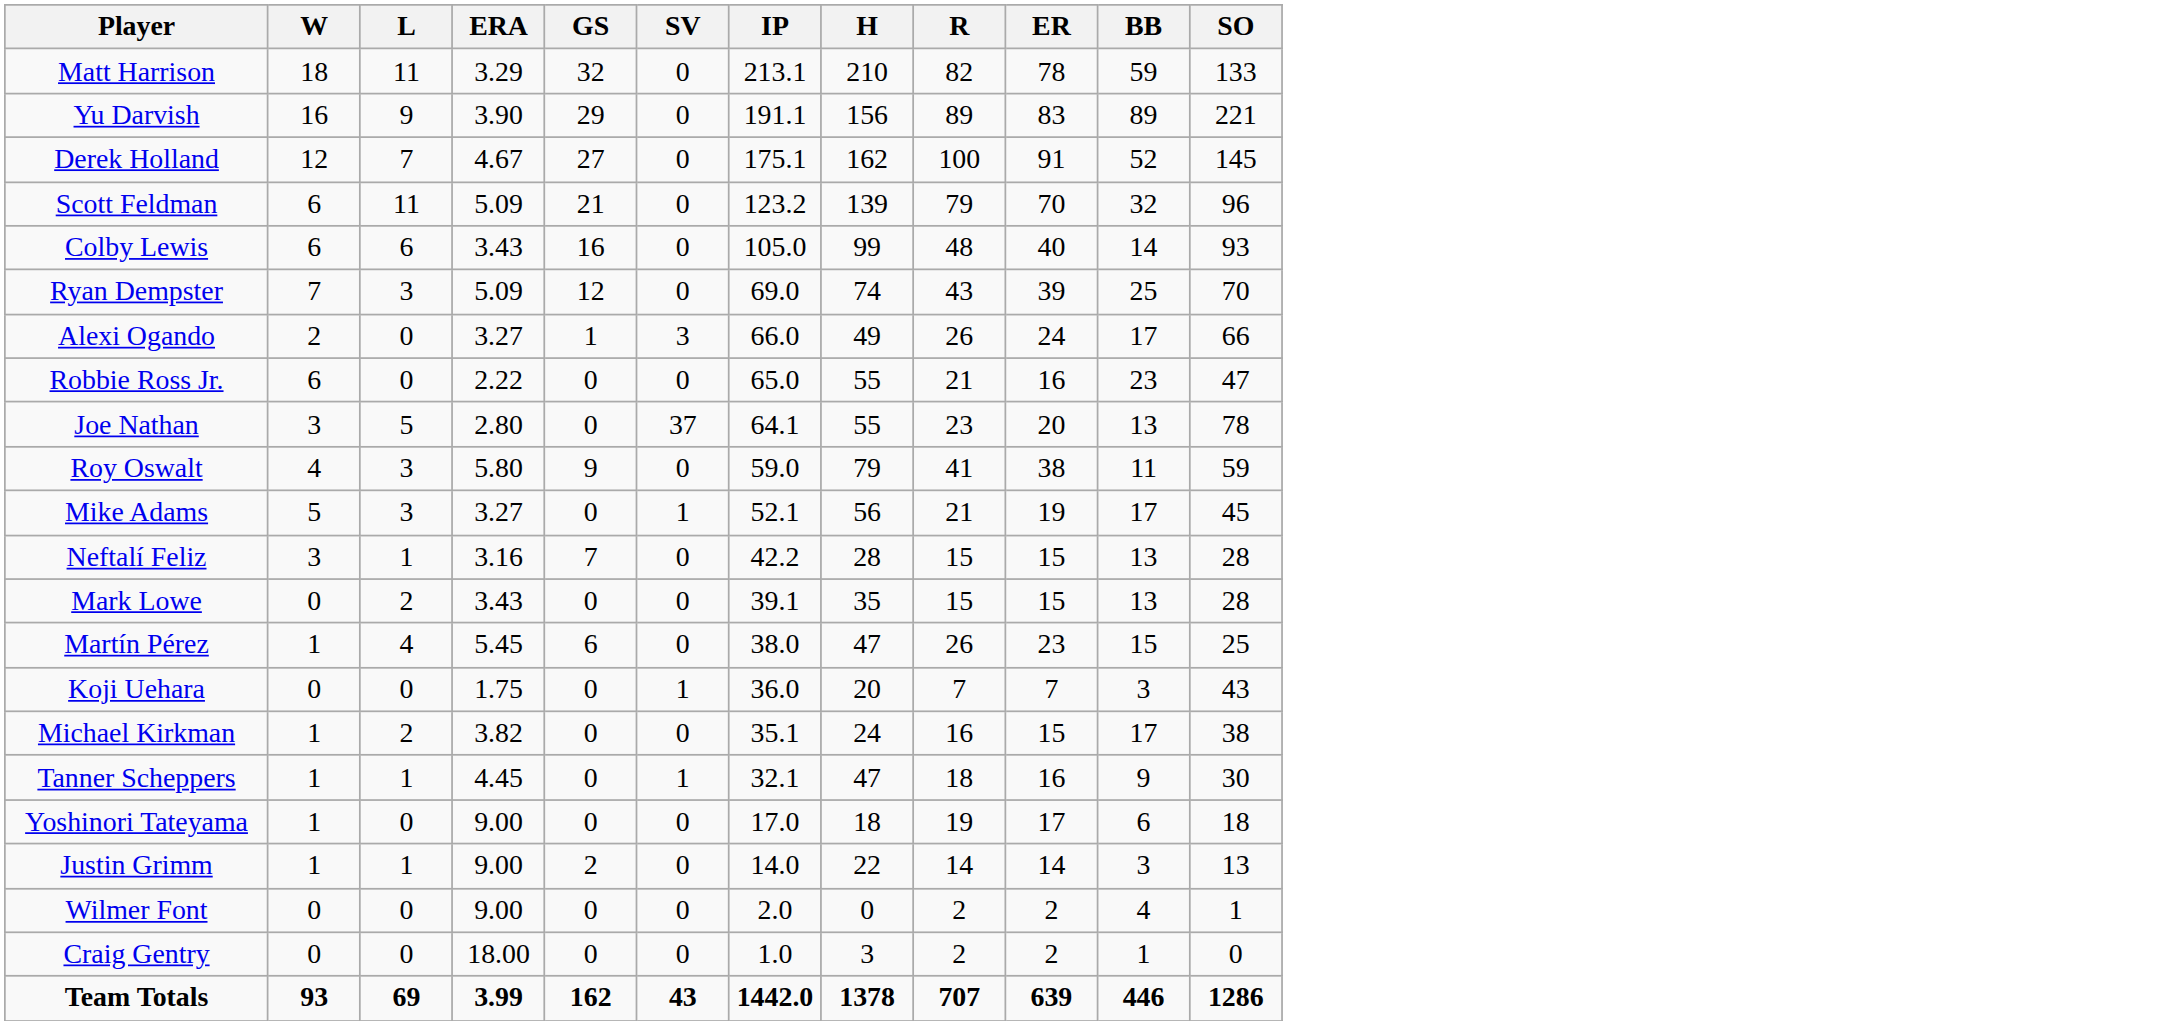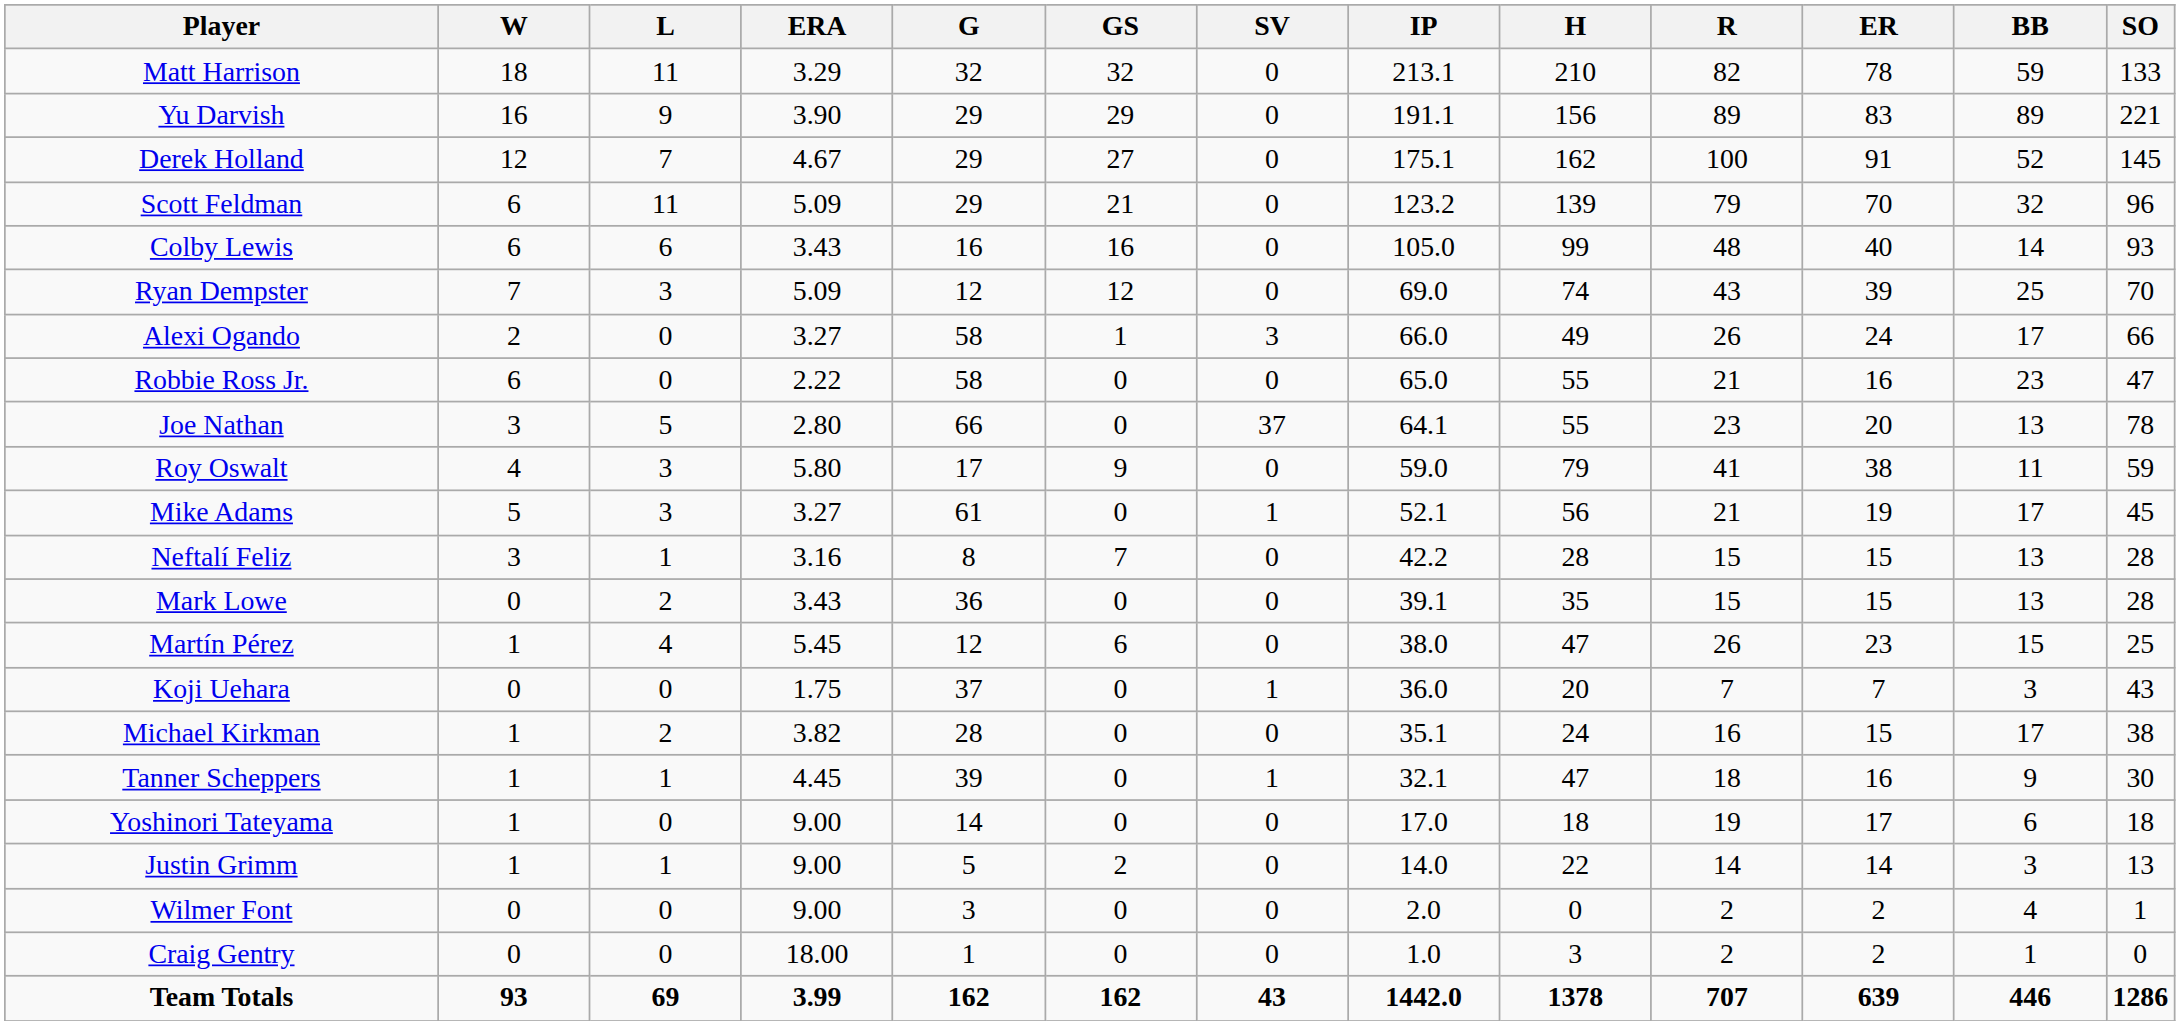+ column: (969, 26)
